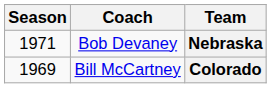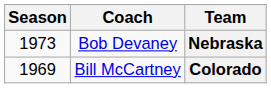(38, 43) 1971 -> (38, 43) 1973
